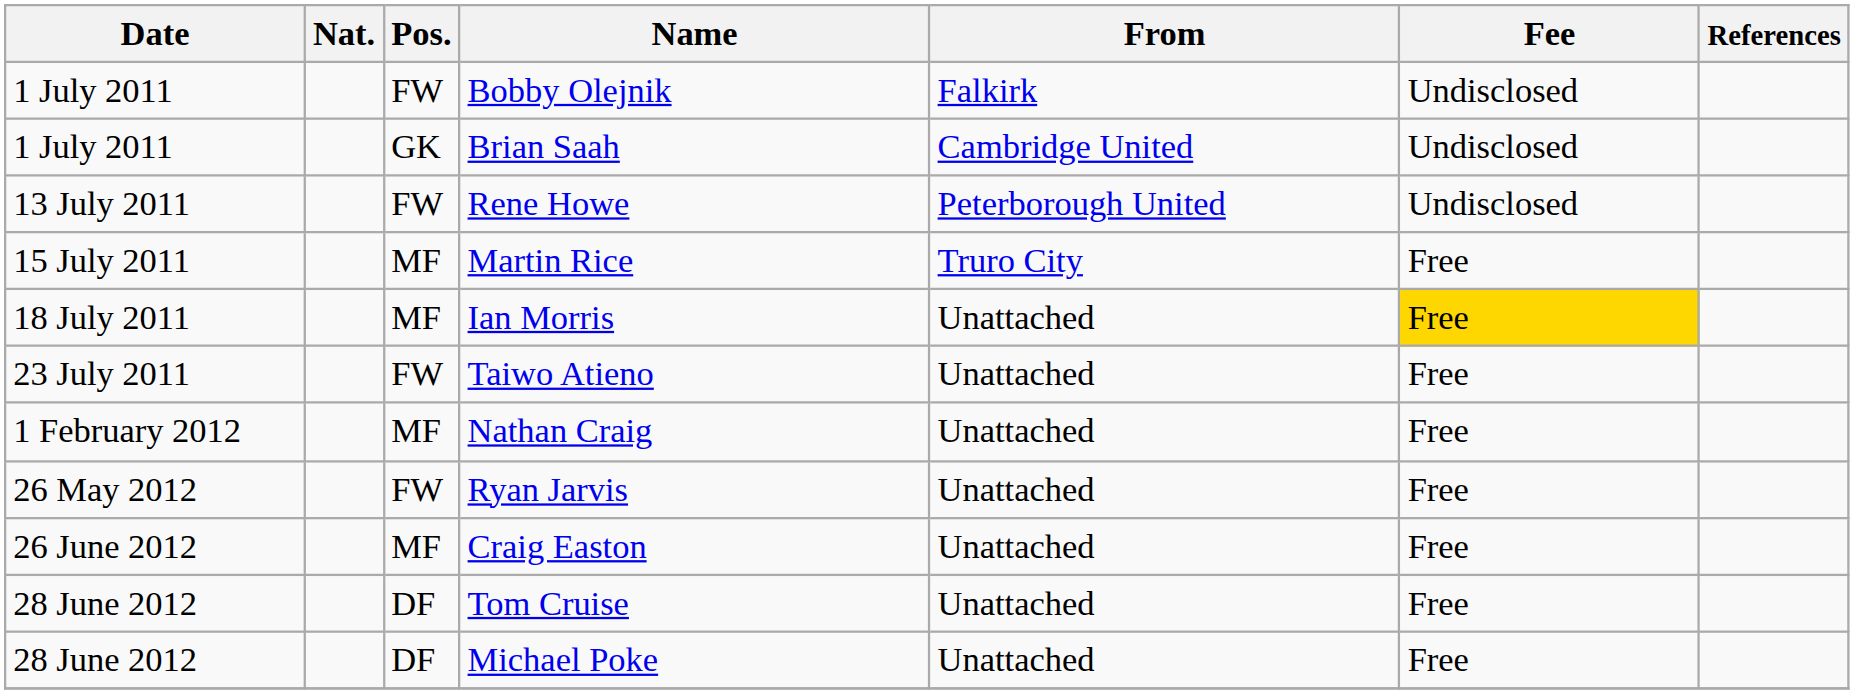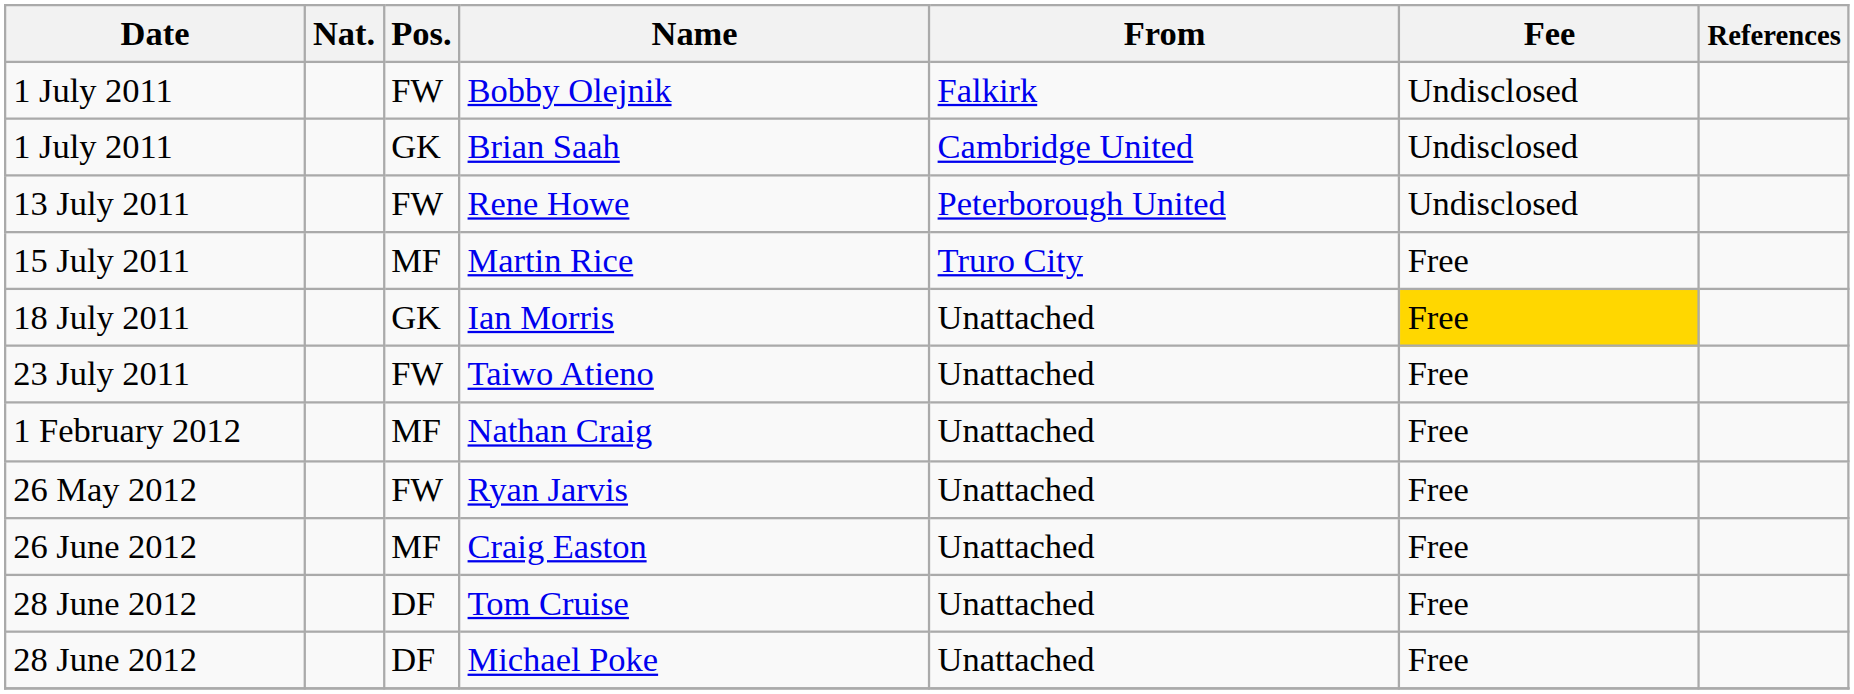(416, 317) MF -> (416, 317) GK
